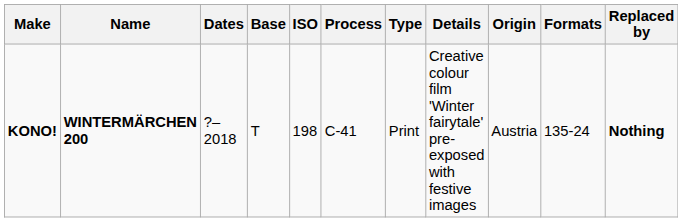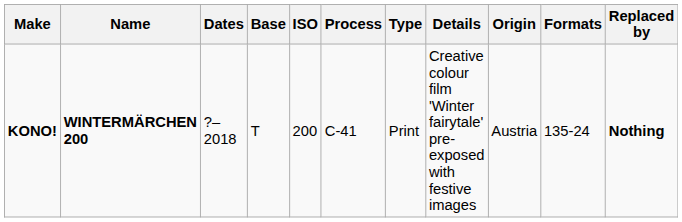(305, 130) 198 -> (305, 130) 200
